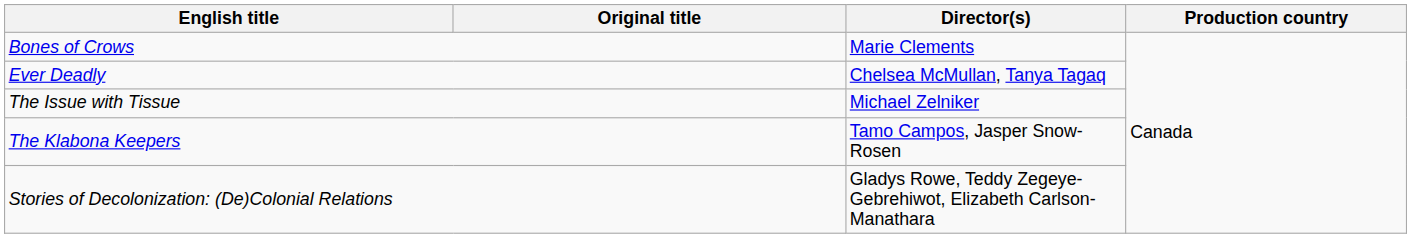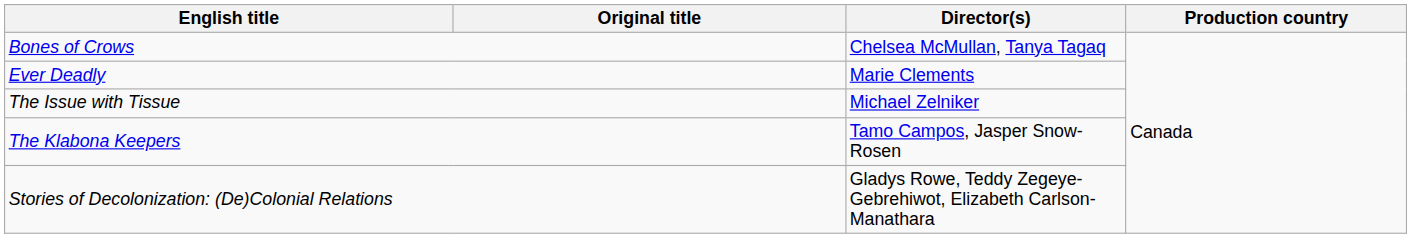(912, 46) Marie Clements -> (978, 46) Chelsea McMullan, Tanya Tagaq
(978, 74) Chelsea McMullan, Tanya Tagaq -> (912, 74) Marie Clements
